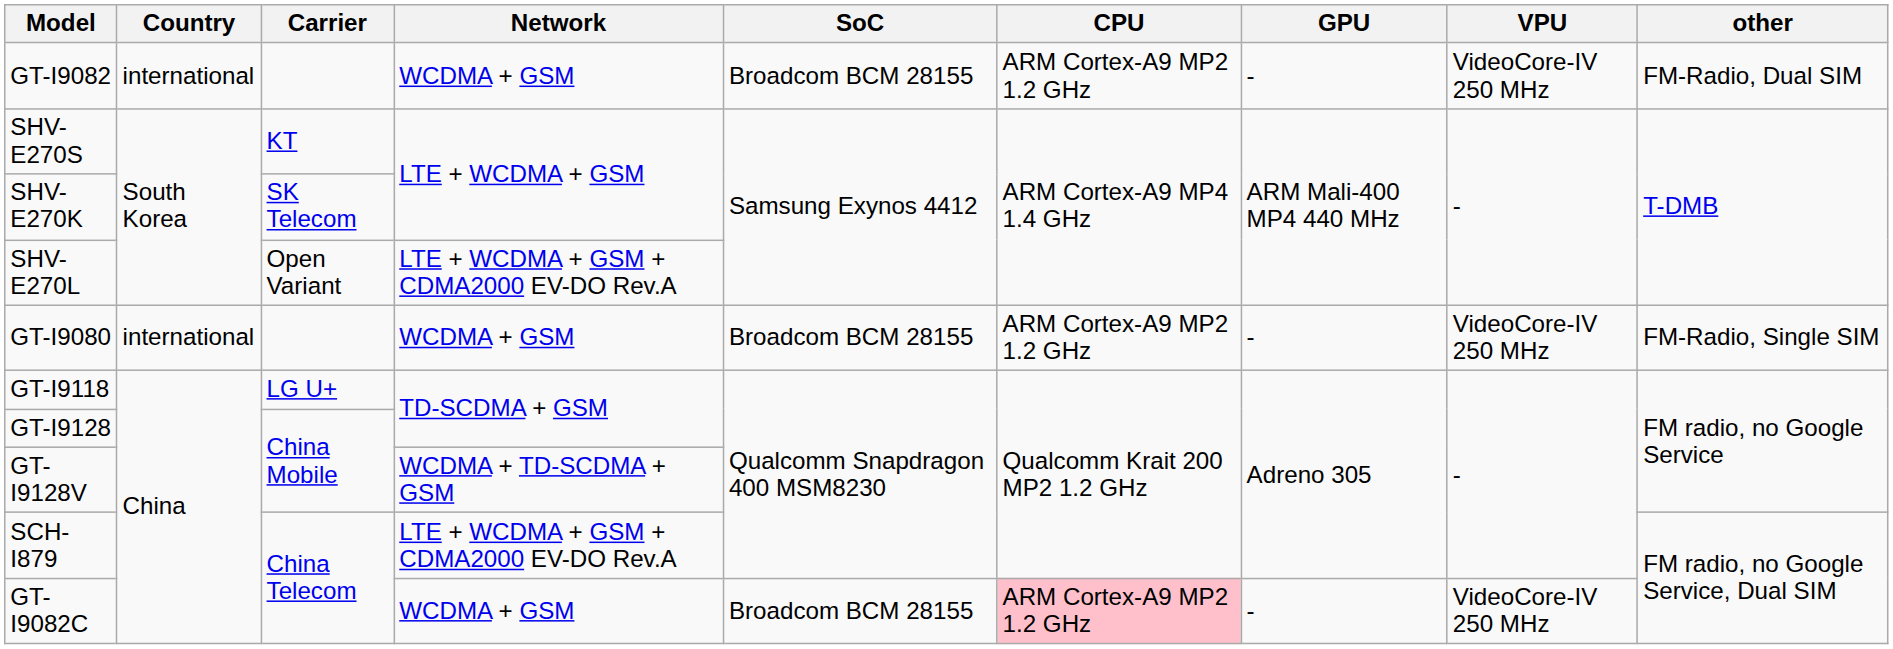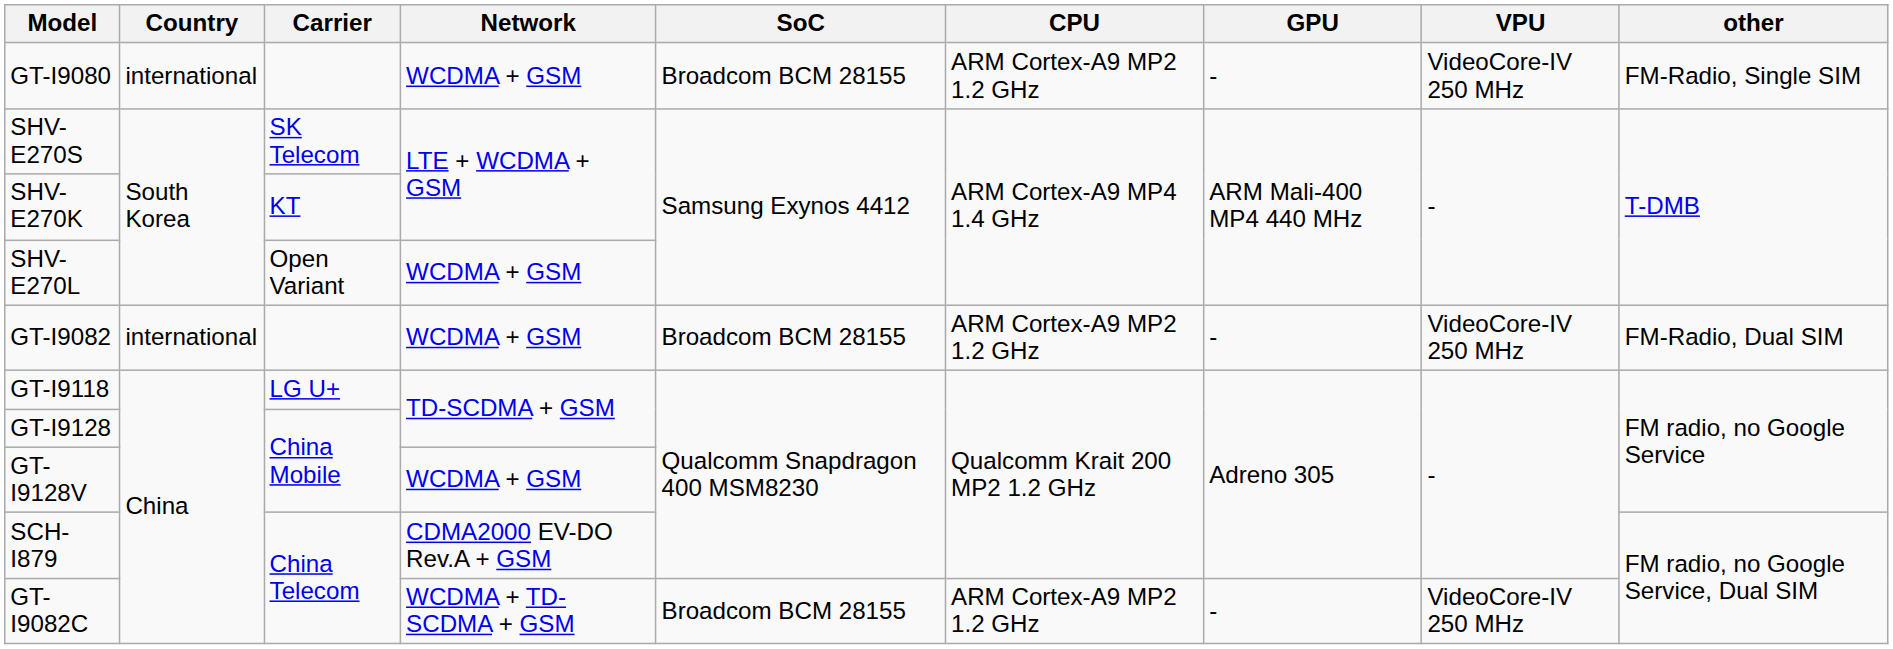rows swapped: (61, 337) <-> (61, 75)
(282, 141) KT -> (315, 141) SK Telecom
(312, 206) SK Telecom -> (285, 206) KT
(538, 272) LTE + WCDMA + GSM + CDMA2000 EV-DO Rev.A -> (494, 272) WCDMA + GSM
(533, 479) WCDMA + TD-SCDMA + GSM -> (494, 479) WCDMA + GSM
(538, 545) LTE + WCDMA + GSM + CDMA2000 EV-DO Rev.A -> (509, 545) CDMA2000 EV-DO Rev.A + GSM
(487, 610) WCDMA + GSM -> (490, 610) WCDMA + TD-SCDMA + GSM
(1115, 610) pink background -> (1064, 610) no background
